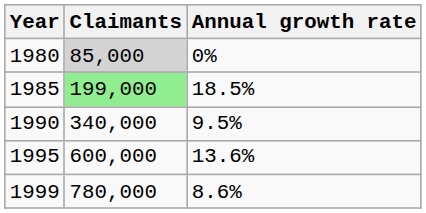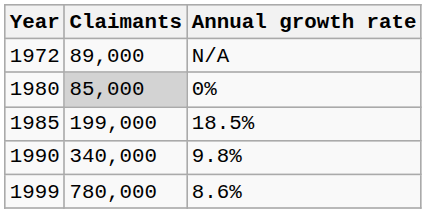+ row: (35, 56)
(113, 90) lightgreen background -> (113, 123) no background
(217, 123) 9.5% -> (217, 157) 9.8%
- row: (35, 157)
